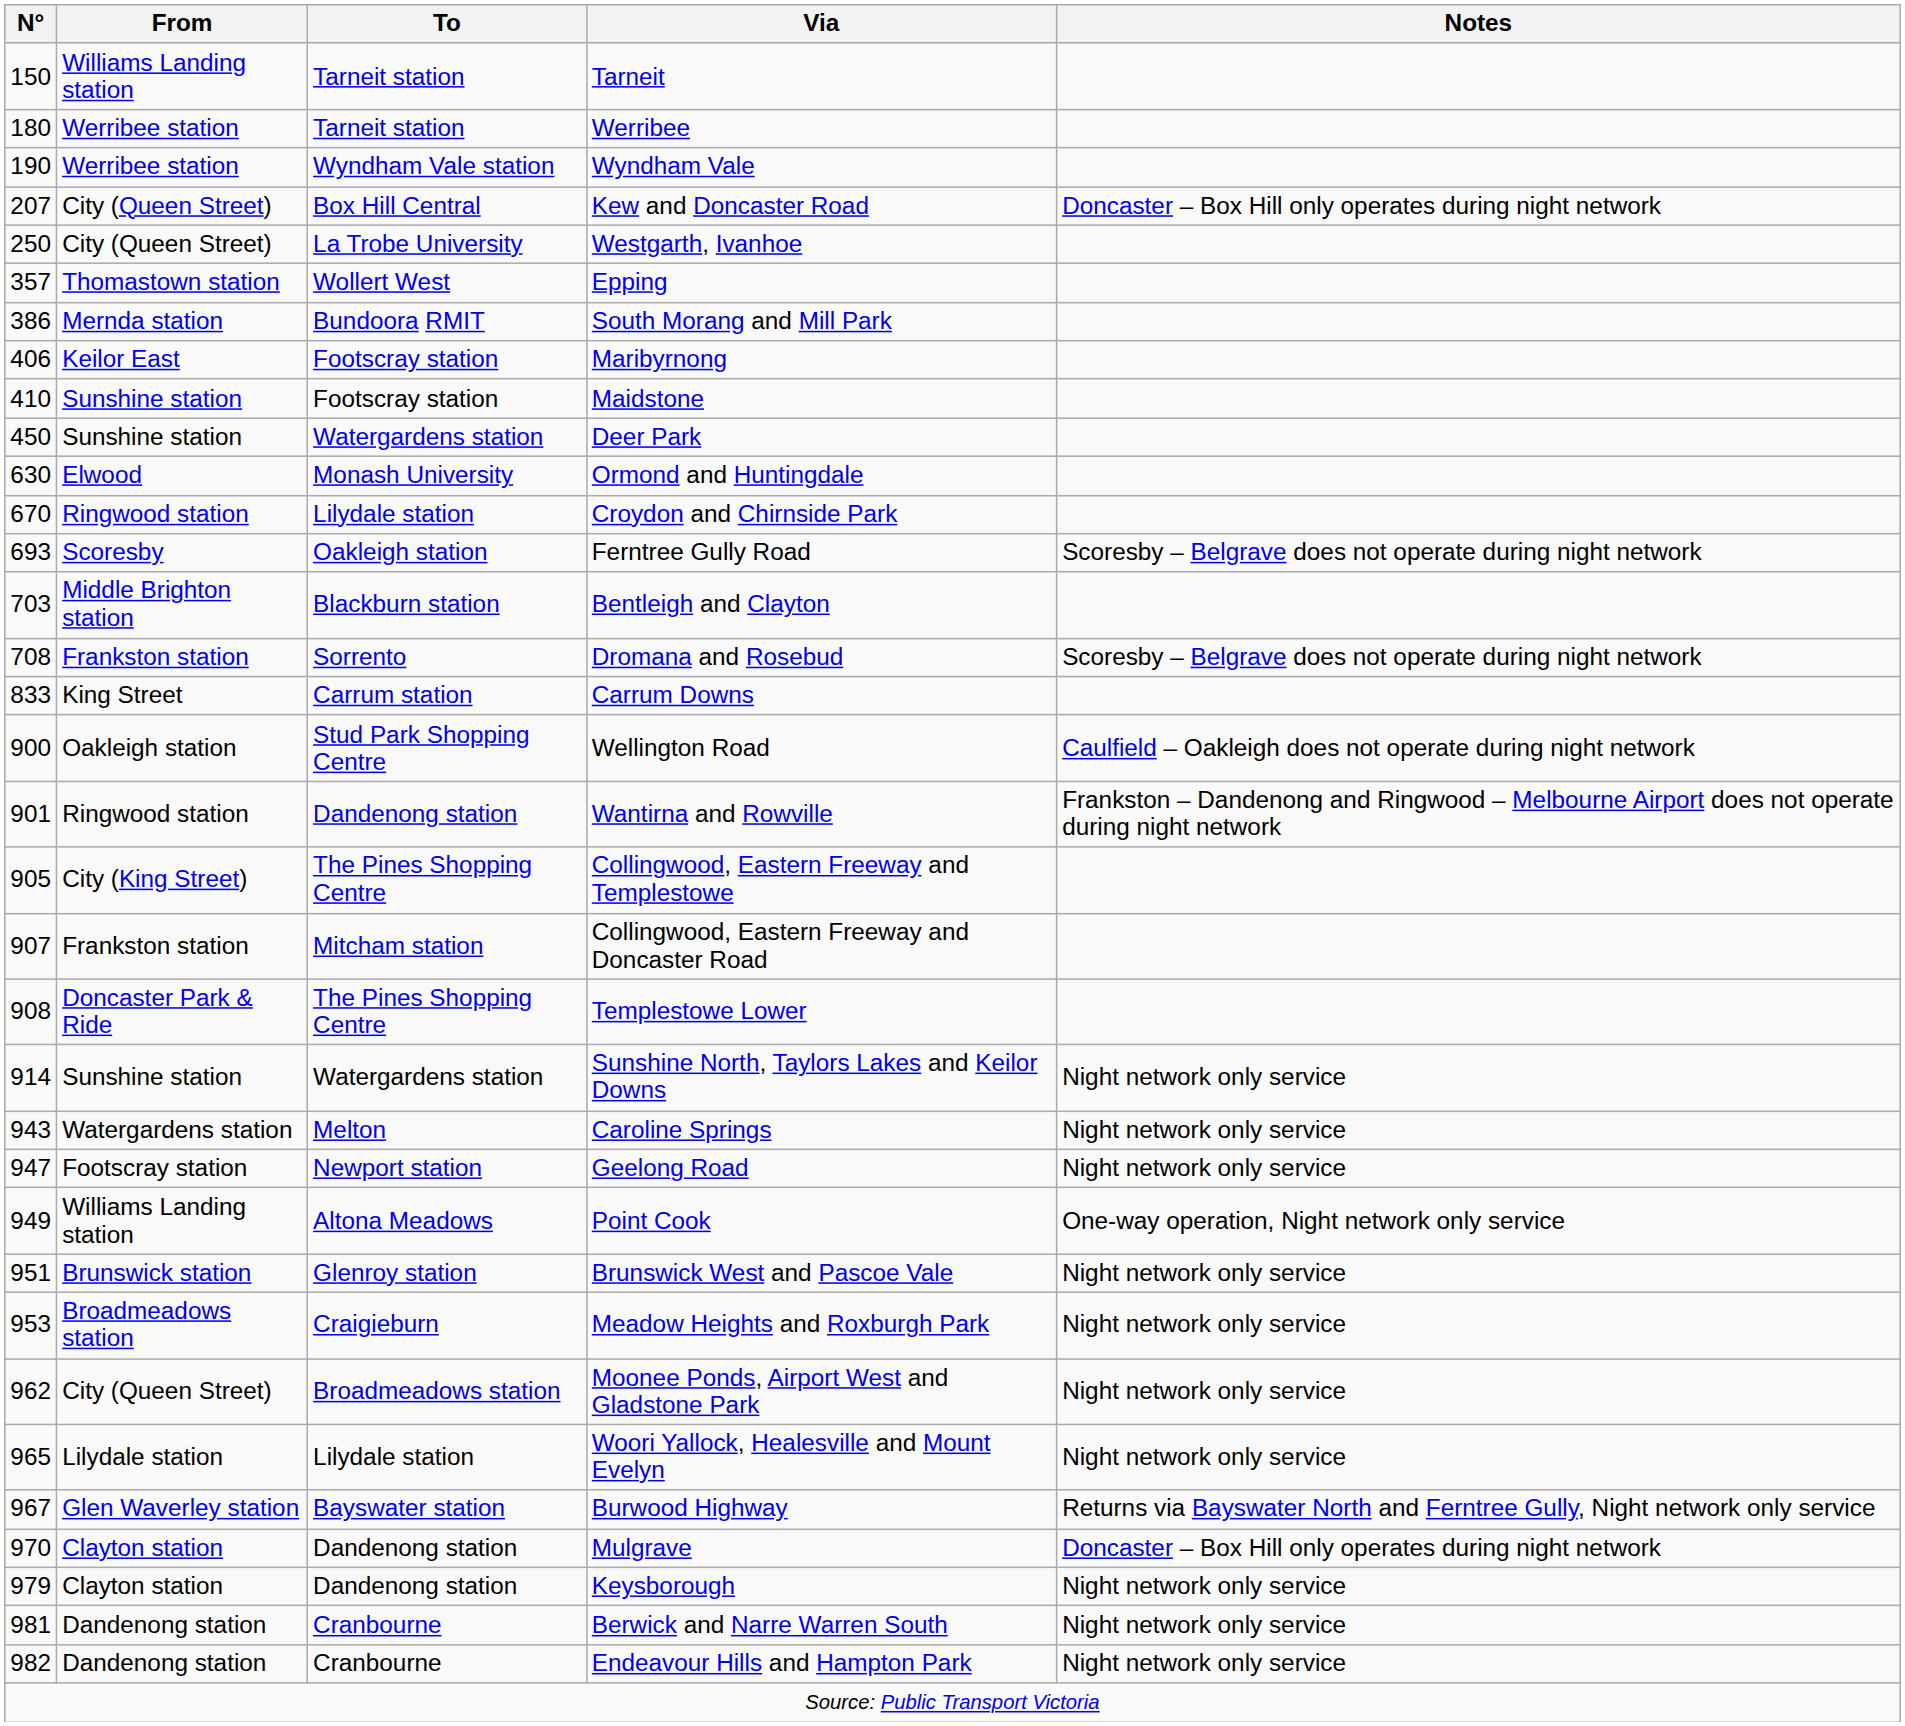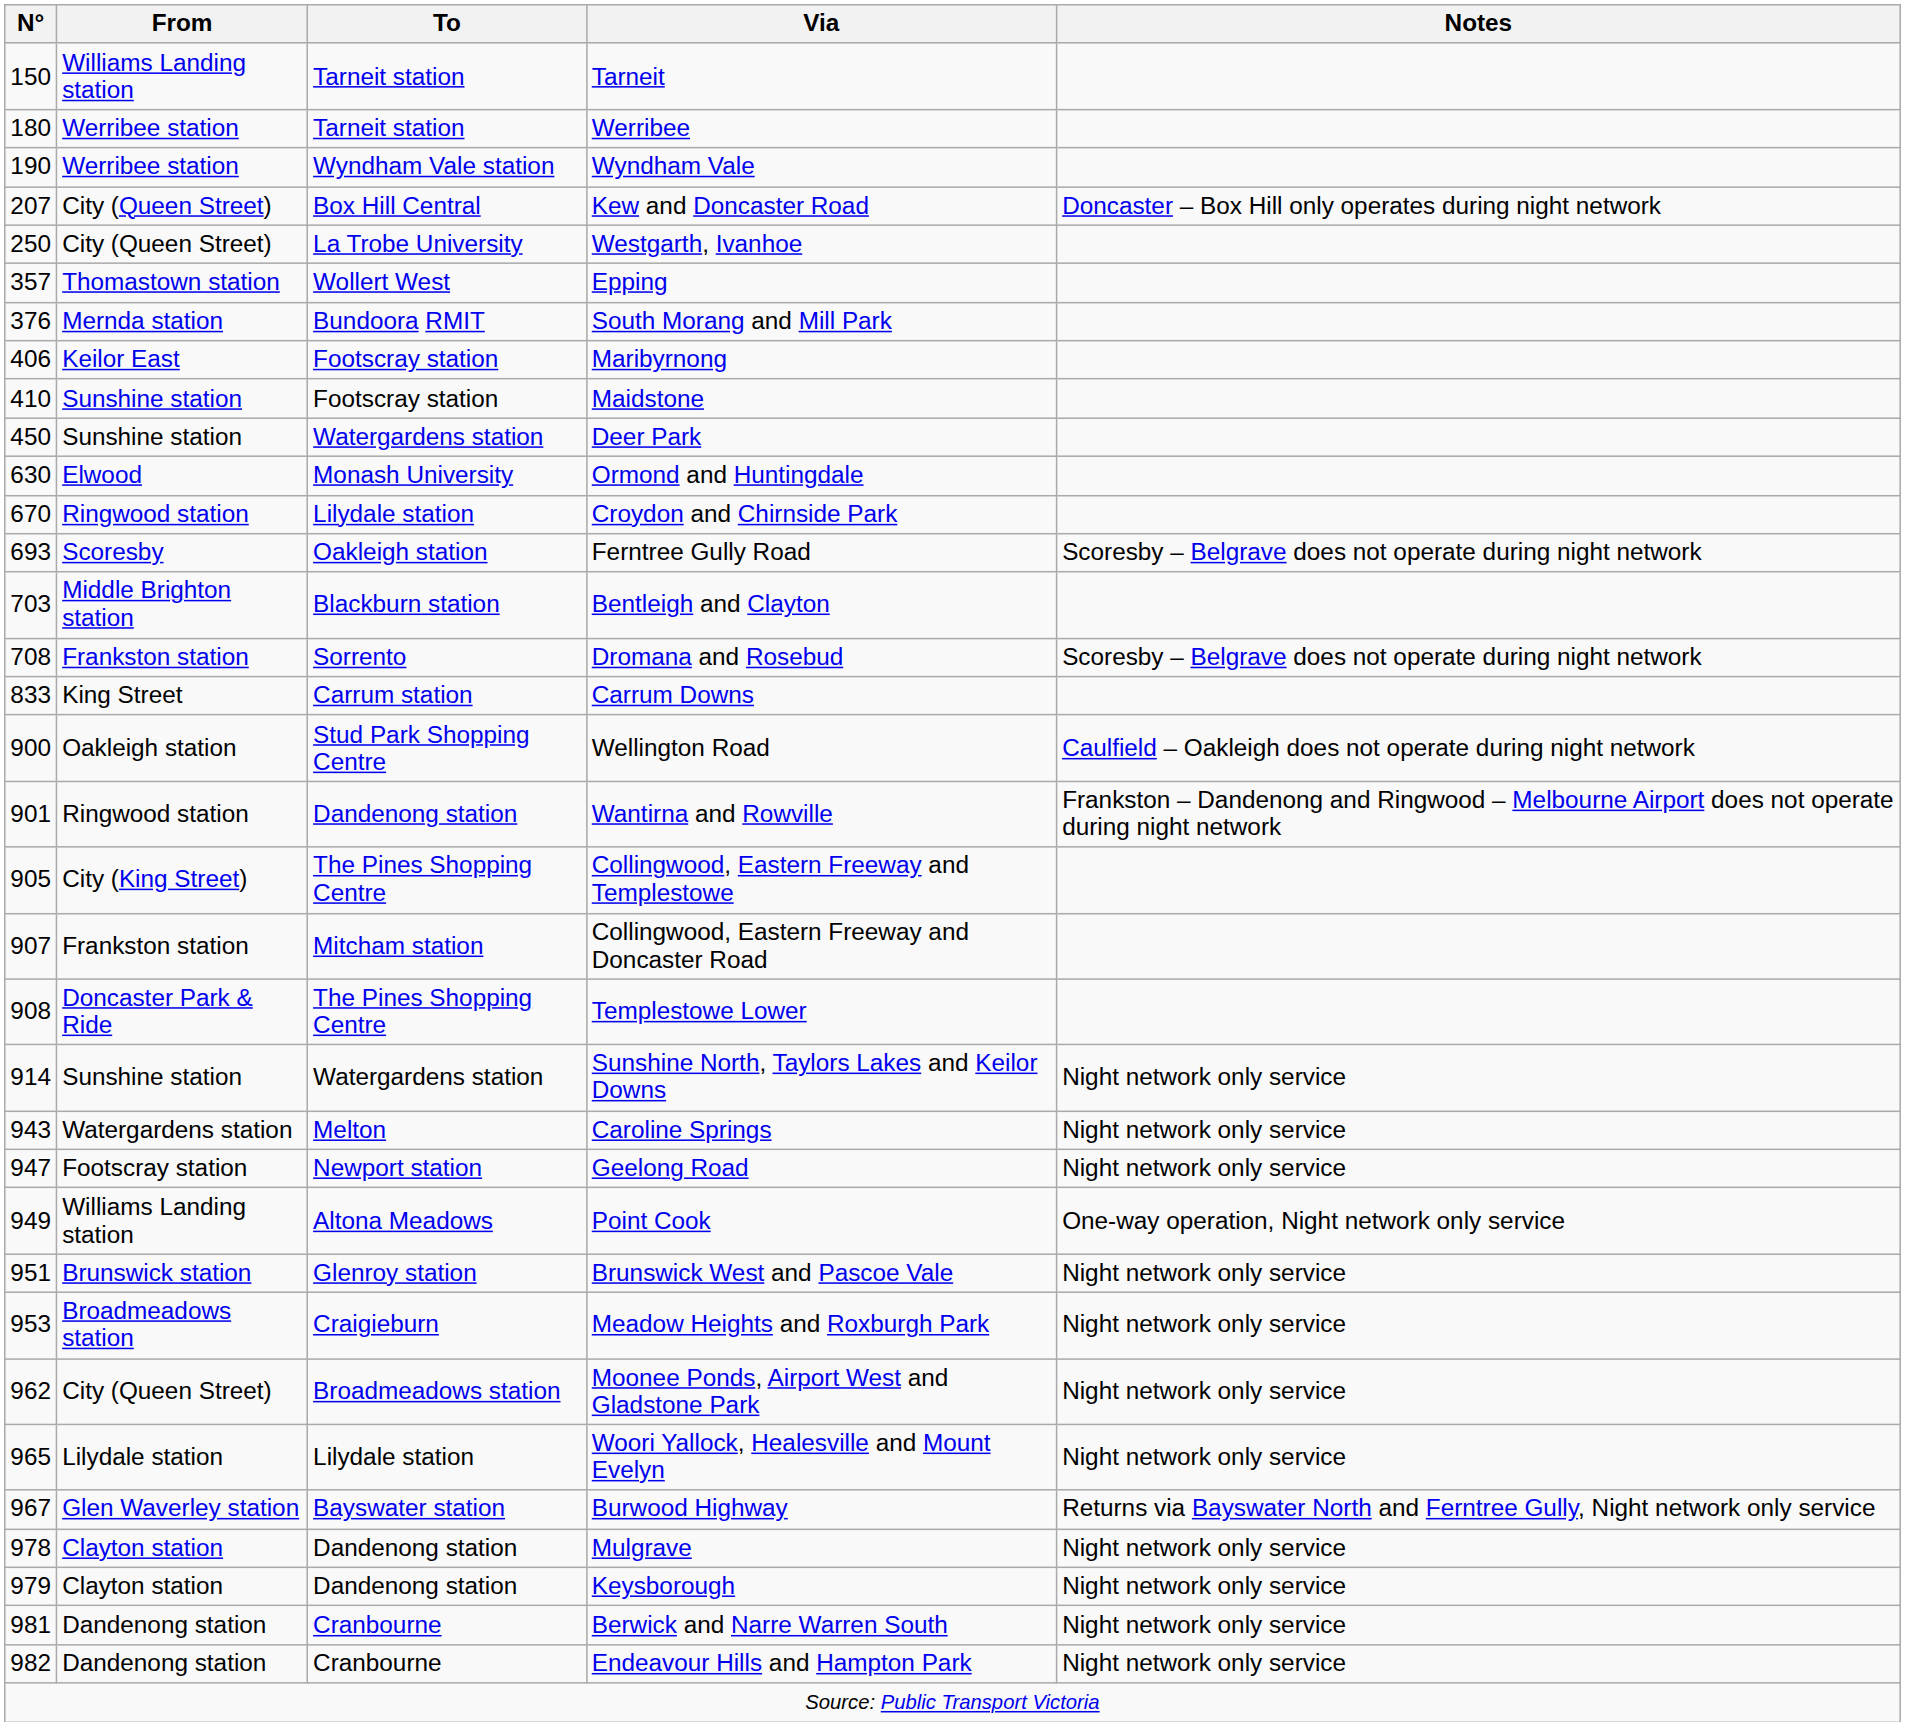(31, 321) 386 -> (31, 321) 376
(31, 1547) 970 -> (31, 1547) 978
(1362, 1547) Doncaster – Box Hill only operates during night network -> (1204, 1547) Night network only service
